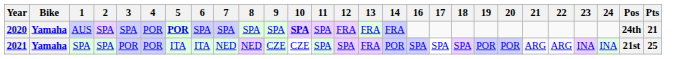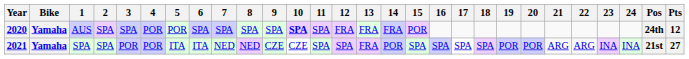+ column: (417, 13)
(178, 29) bold -> (177, 29) normal
(653, 29) 21 -> (675, 29) 12
(653, 46) 25 -> (675, 46) 27
